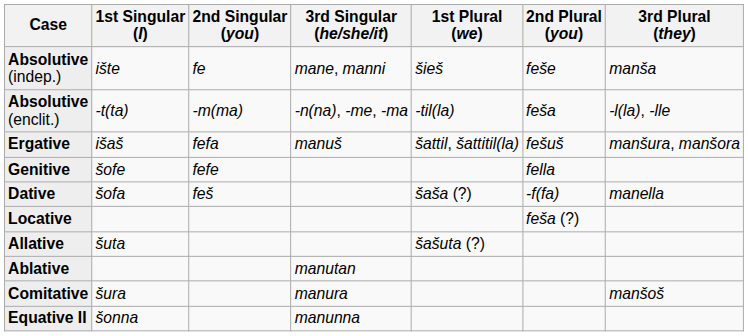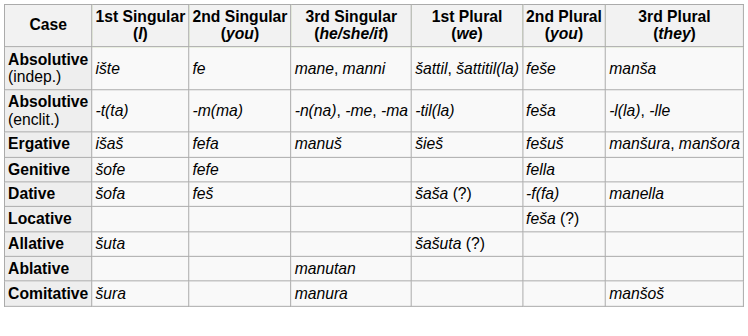(429, 68) šieš -> (467, 68) šattil, šattitil(la)
(467, 144) šattil, šattitil(la) -> (429, 144) šieš
- row: (47, 318)
